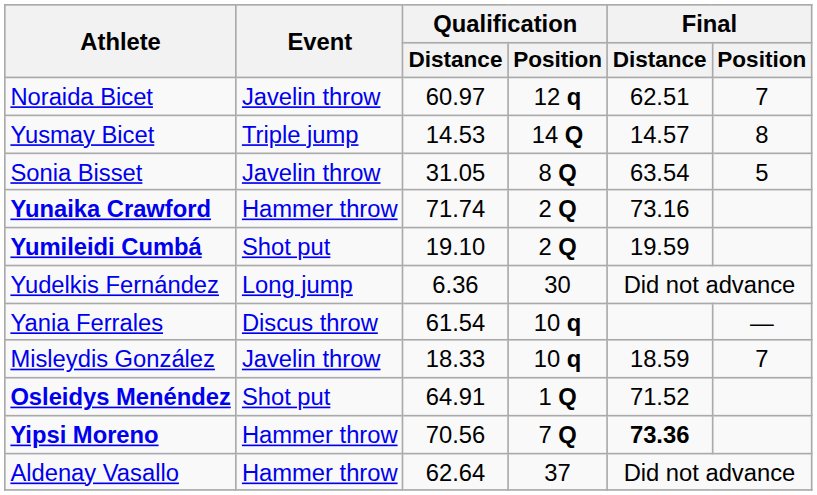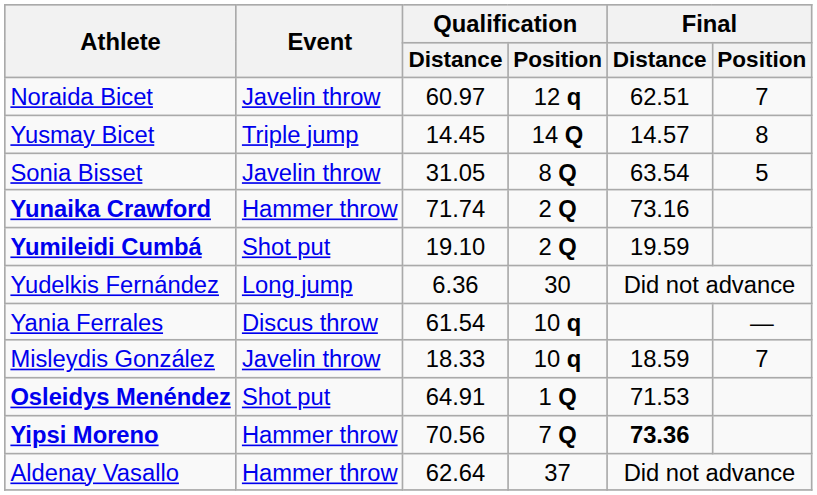(455, 134) 14.53 -> (455, 134) 14.45
(660, 397) 71.52 -> (660, 397) 71.53
